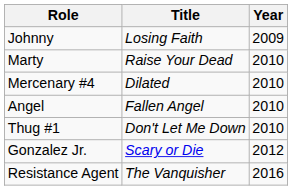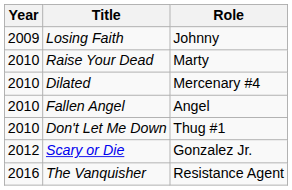columns swapped: (268, 15) <-> (63, 15)
